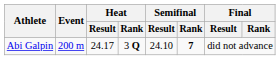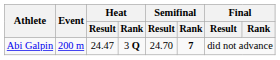(102, 46) 24.17 -> (102, 46) 24.47
(161, 46) 24.10 -> (161, 46) 24.70
